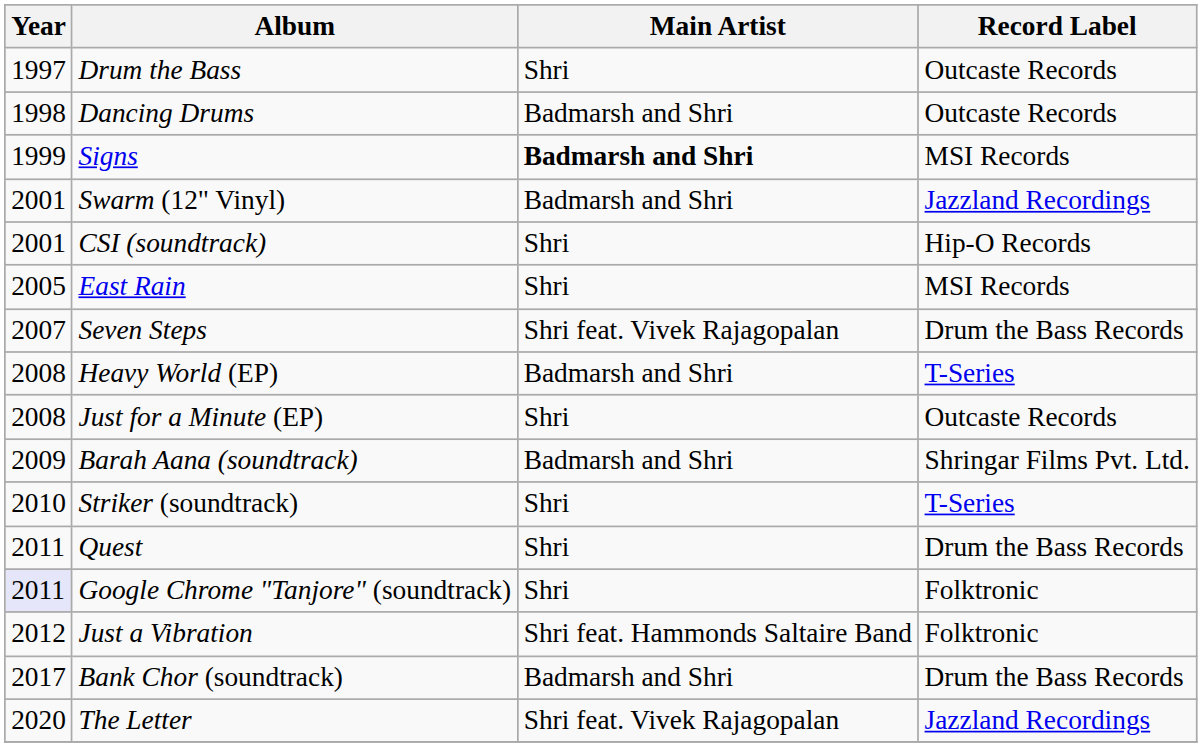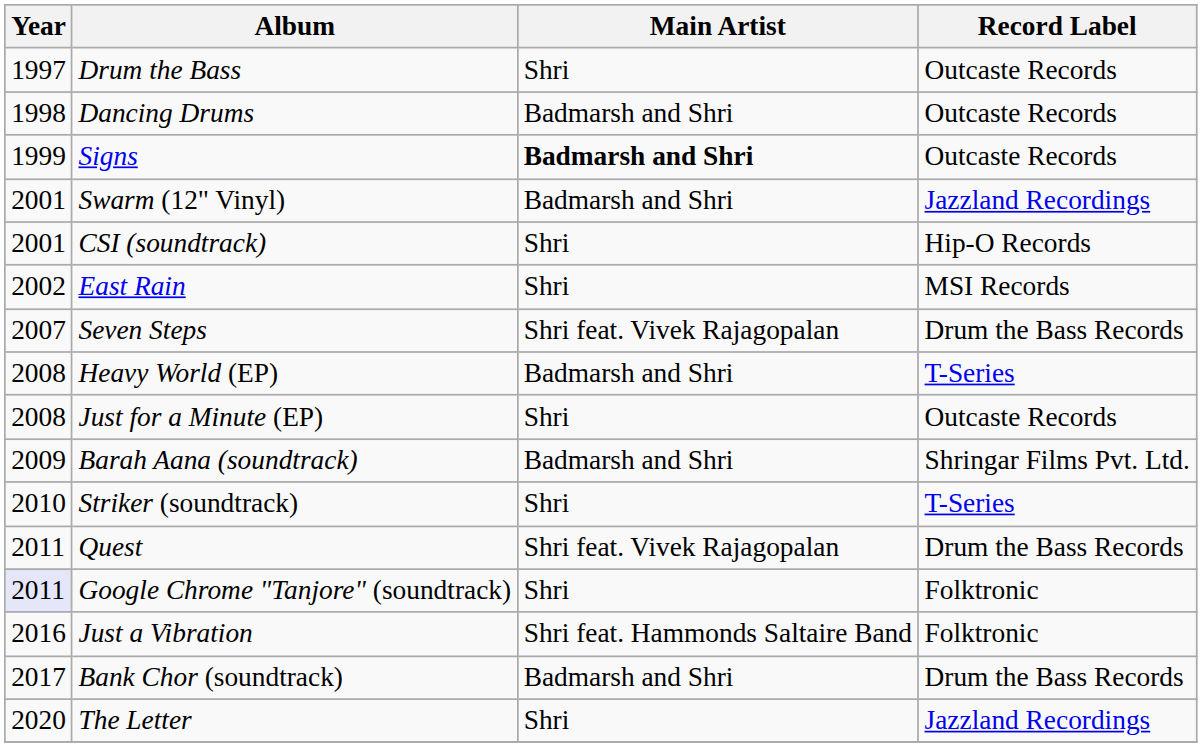(997, 156) MSI Records -> (1021, 156) Outcaste Records
(39, 286) 2005 -> (39, 286) 2002
(546, 546) Shri -> (681, 546) Shri feat. Vivek Rajagopalan
(39, 633) 2012 -> (39, 633) 2016
(681, 720) Shri feat. Vivek Rajagopalan -> (546, 720) Shri
